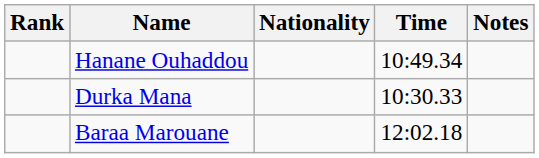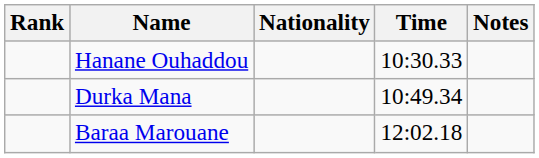(421, 59) 10:49.34 -> (421, 59) 10:30.33
(421, 96) 10:30.33 -> (421, 96) 10:49.34
